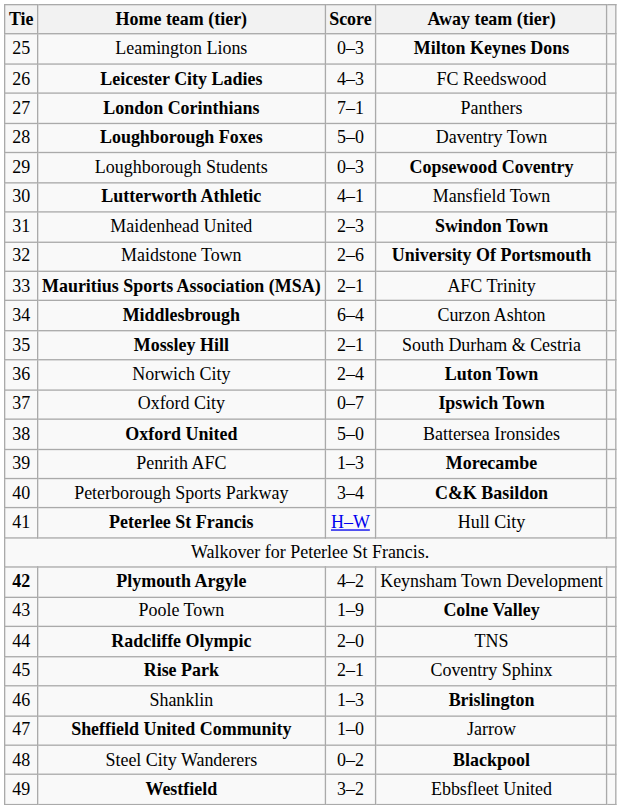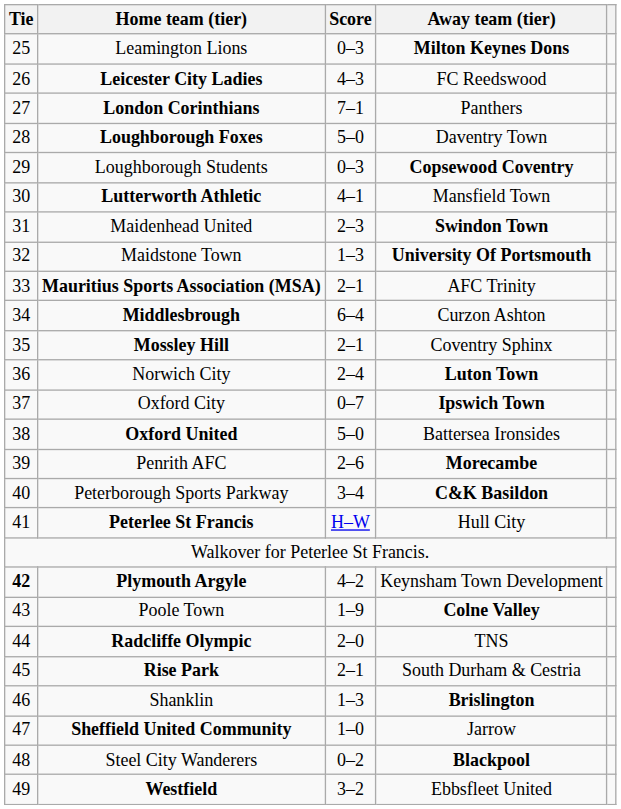(350, 255) 2–6 -> (350, 255) 1–3
(492, 344) South Durham & Cestria -> (492, 344) Coventry Sphinx
(350, 463) 1–3 -> (350, 463) 2–6
(492, 670) Coventry Sphinx -> (492, 670) South Durham & Cestria
